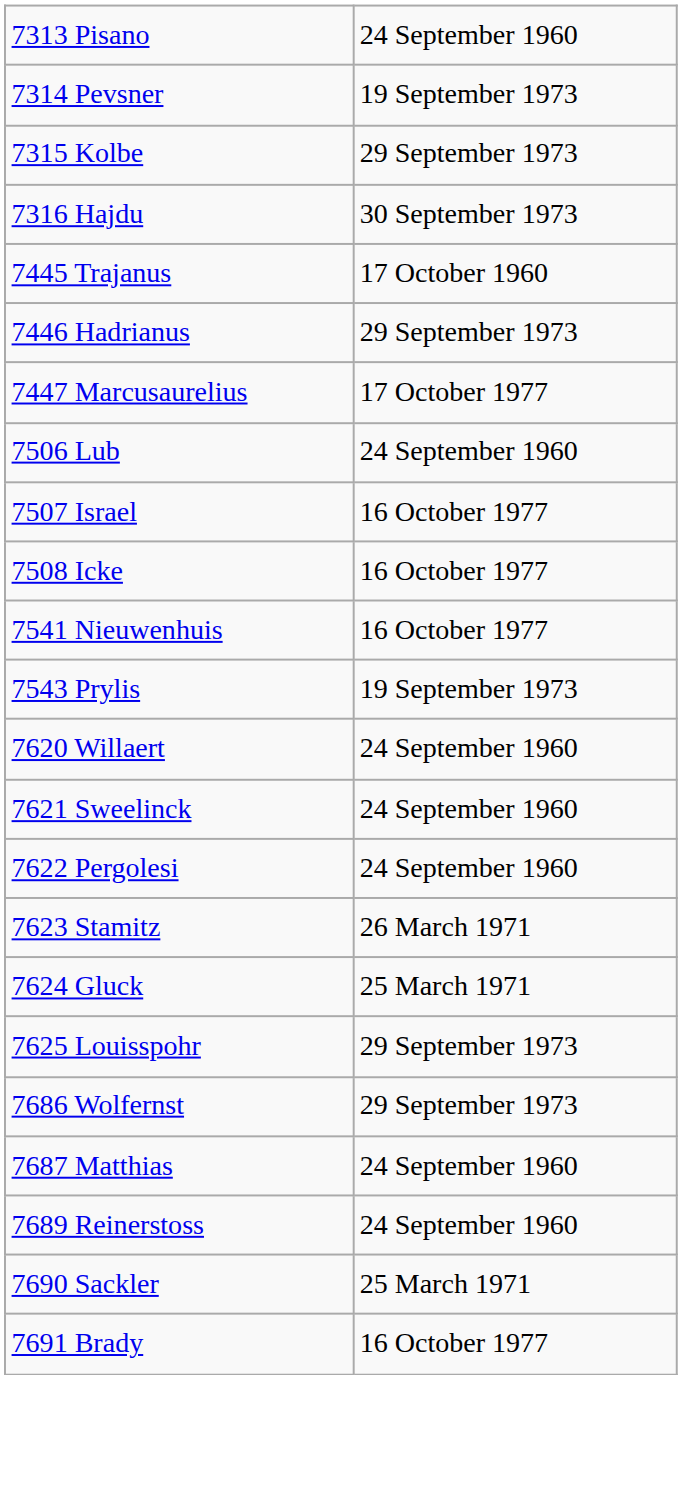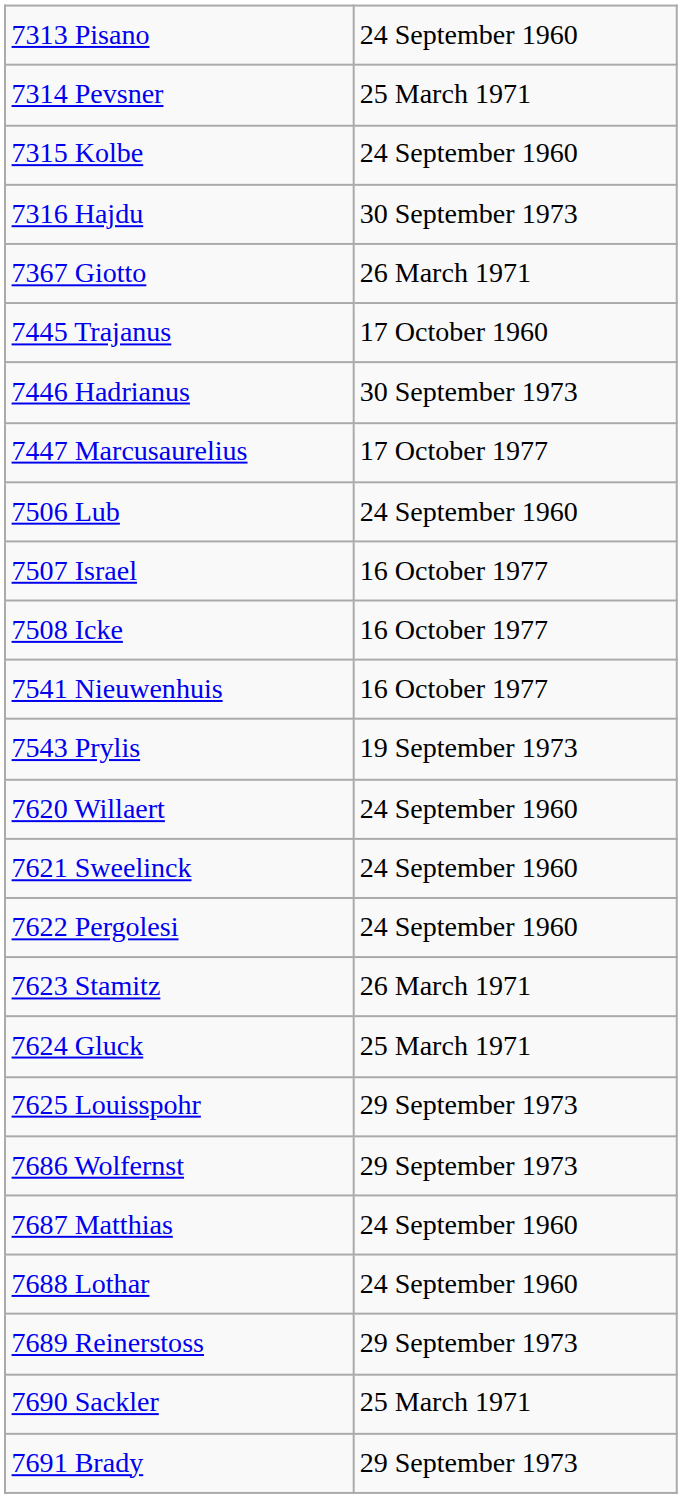(469, 94) 19 September 1973 -> (445, 94) 25 March 1971
(469, 153) 29 September 1973 -> (469, 153) 24 September 1960
+ row: (79, 272)
(469, 332) 29 September 1973 -> (469, 391) 30 September 1973
+ row: (81, 1283)
(469, 1224) 24 September 1960 -> (469, 1343) 29 September 1973
(454, 1343) 16 October 1977 -> (469, 1462) 29 September 1973
